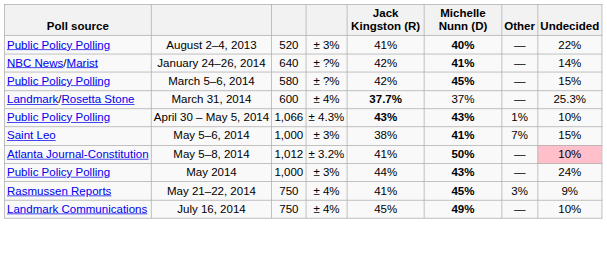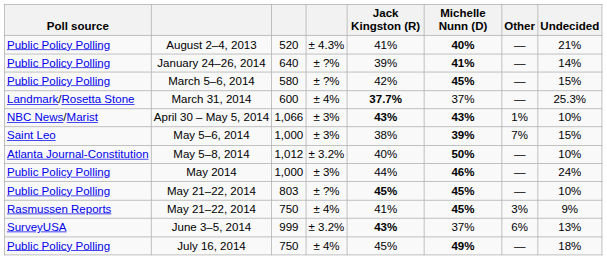(326, 44) ± 3% -> (326, 44) ± 4.3%
(570, 44) 22% -> (570, 44) 21%
(52, 63) NBC News/Marist -> (59, 63) Public Policy Polling
(386, 63) 42% -> (386, 63) 39%
(59, 117) Public Policy Polling -> (52, 117) NBC News/Marist
(326, 117) ± 4.3% -> (326, 117) ± 3%
(463, 136) 41% -> (463, 136) 39%
(386, 154) 41% -> (386, 154) 40%
(570, 154) pink background -> (570, 154) no background
(463, 172) 43% -> (463, 172) 46%
+ row: (211, 191)
+ row: (211, 227)
(77, 209) Landmark Communications -> (59, 245) Public Policy Polling
(570, 209) 10% -> (570, 245) 18%
